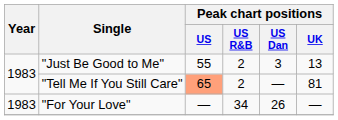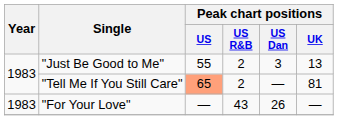(241, 104) 34 -> (241, 104) 43
